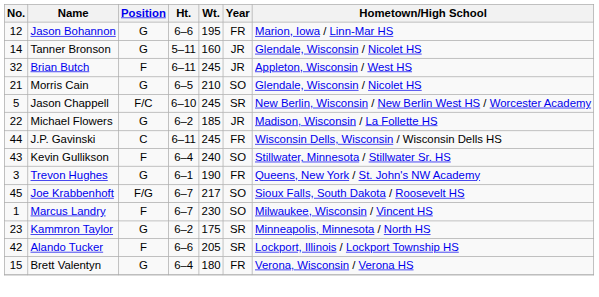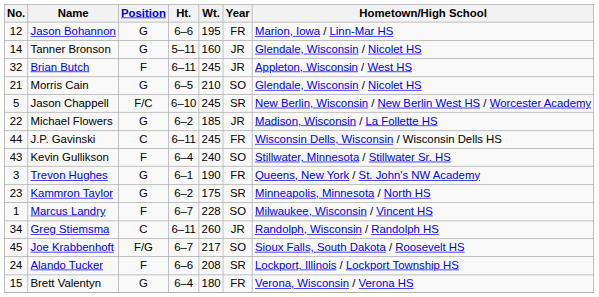rows swapped: (72, 193) <-> (72, 229)
(211, 211) 230 -> (211, 211) 228
+ row: (70, 229)
(16, 247) 42 -> (16, 265) 24
(211, 247) 205 -> (211, 265) 208
